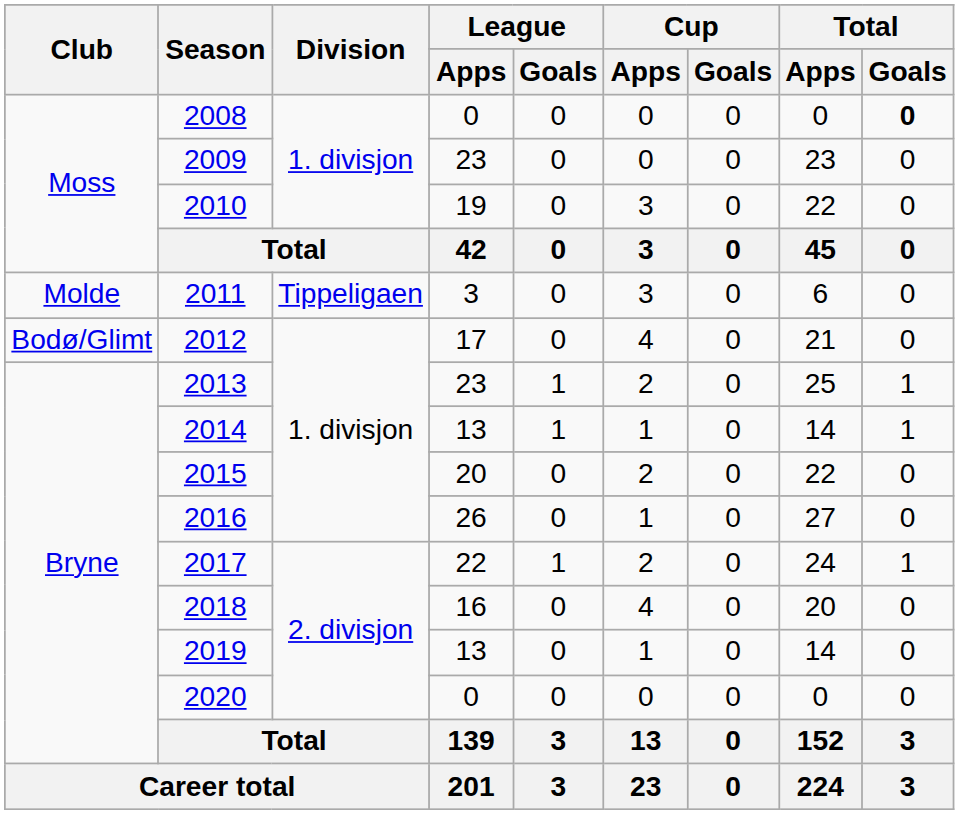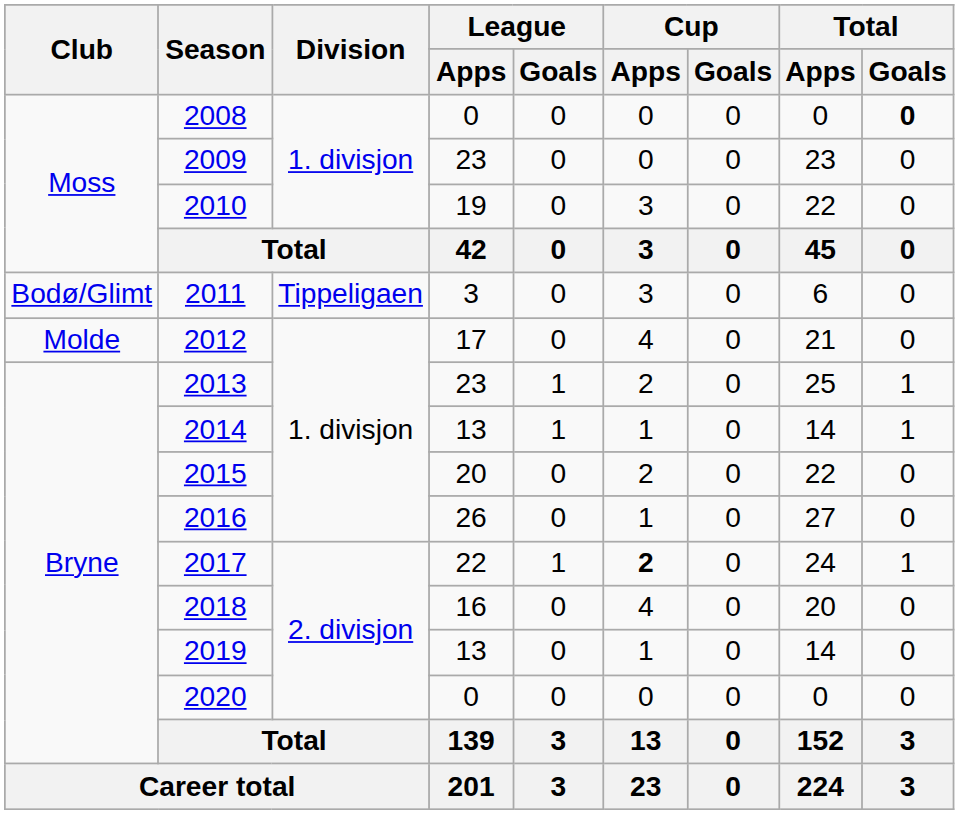(82, 294) Molde -> (82, 294) Bodø/Glimt
(82, 339) Bodø/Glimt -> (82, 339) Molde
(646, 562) normal -> (646, 562) bold
